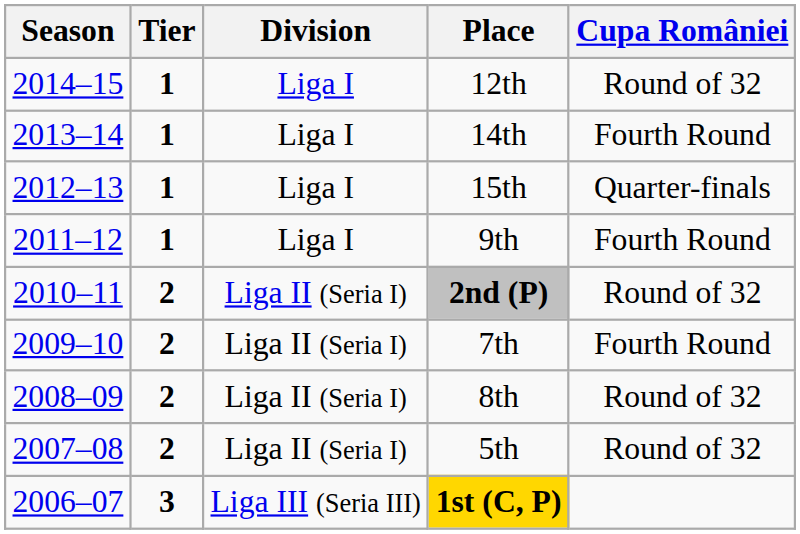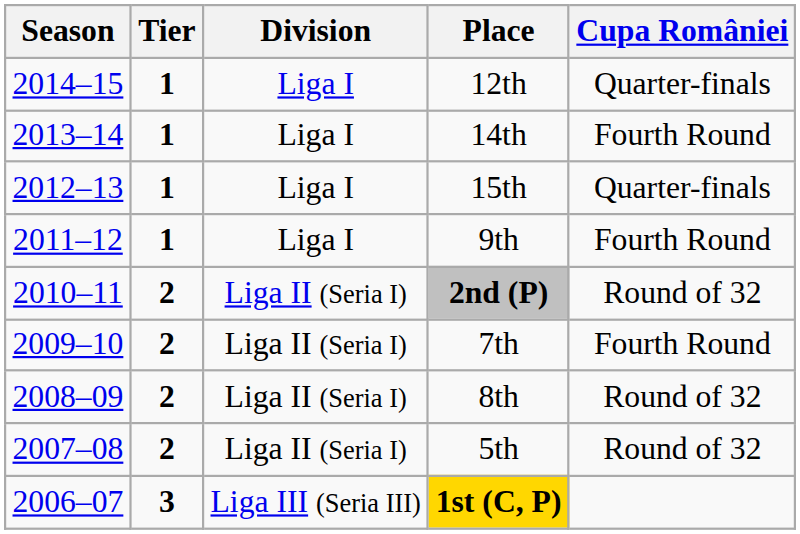(682, 83) Round of 32 -> (682, 83) Quarter-finals
